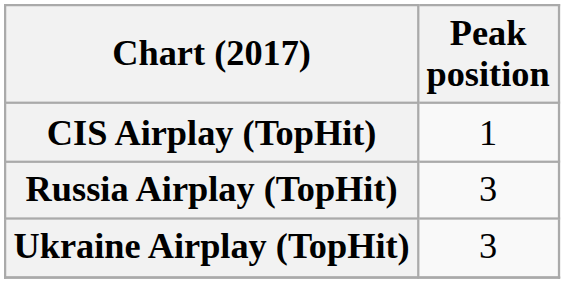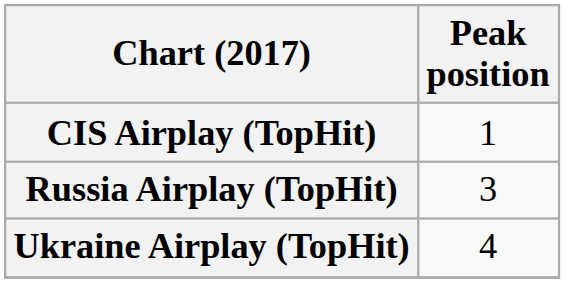(488, 246) 3 -> (488, 246) 4
